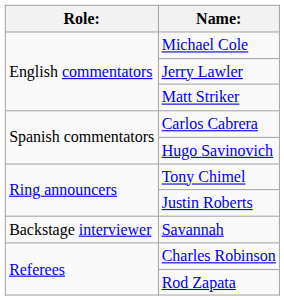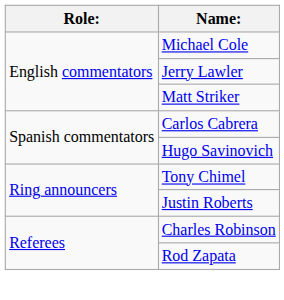- row: (193, 229)
